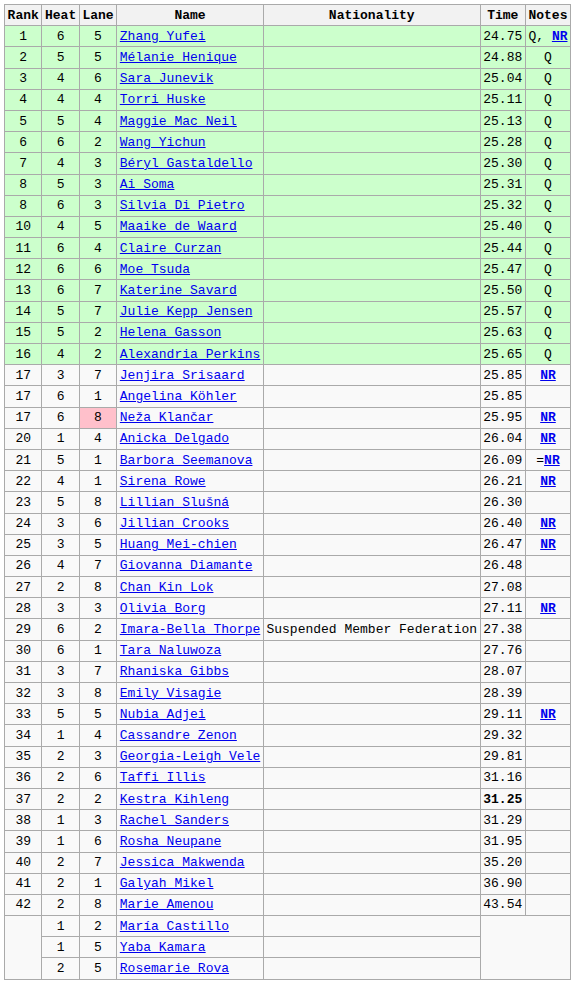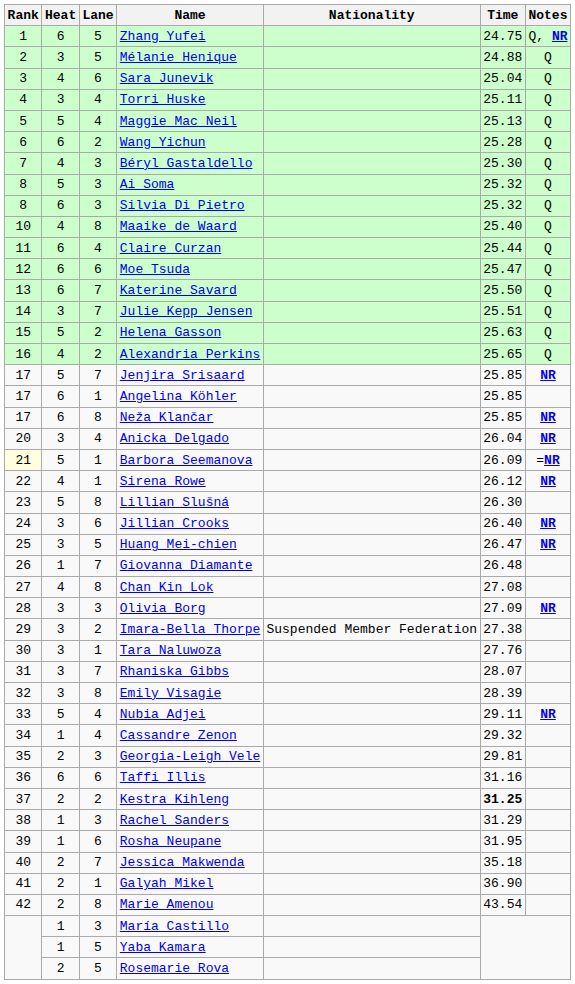(61, 57) 5 -> (61, 57) 3
(61, 100) 4 -> (61, 100) 3
(503, 185) 25.31 -> (503, 185) 25.32
(98, 227) 5 -> (98, 227) 8
(61, 312) 5 -> (61, 312) 3
(503, 312) 25.57 -> (503, 312) 25.51
(61, 375) 3 -> (61, 375) 5
(98, 418) pink background -> (98, 418) no background
(503, 418) 25.95 -> (503, 418) 25.85
(61, 439) 1 -> (61, 439) 3
(23, 460) no background -> (23, 460) lightyellow background
(503, 481) 26.21 -> (503, 481) 26.12
(61, 566) 4 -> (61, 566) 1
(61, 587) 2 -> (61, 587) 4
(503, 608) 27.11 -> (503, 608) 27.09
(61, 630) 6 -> (61, 630) 3
(61, 651) 6 -> (61, 651) 3
(98, 714) 5 -> (98, 714) 4
(61, 778) 2 -> (61, 778) 6
(503, 863) 35.20 -> (503, 863) 35.18
(98, 926) 2 -> (98, 926) 3
